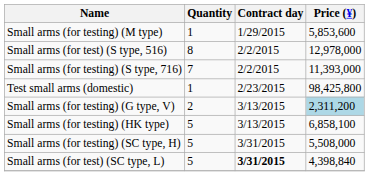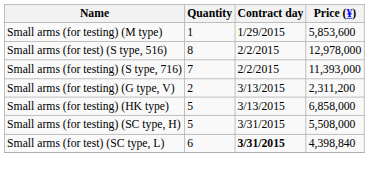- row: (70, 87)
(332, 106) lightblue background -> (332, 87) no background
(332, 124) 6,858,100 -> (332, 106) 6,858,000
(190, 161) 5 -> (190, 143) 6
